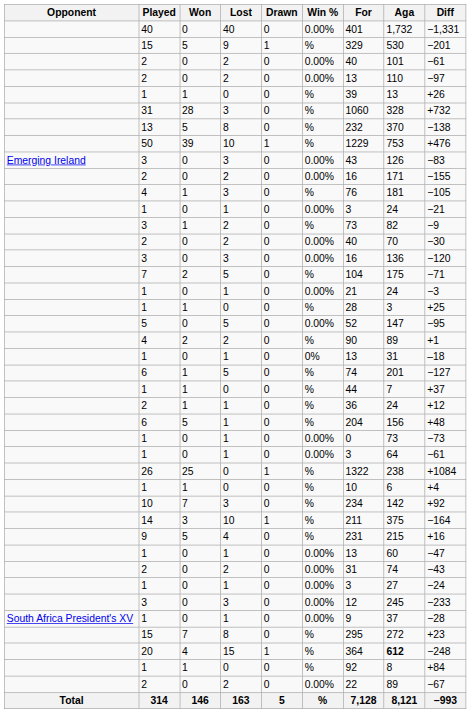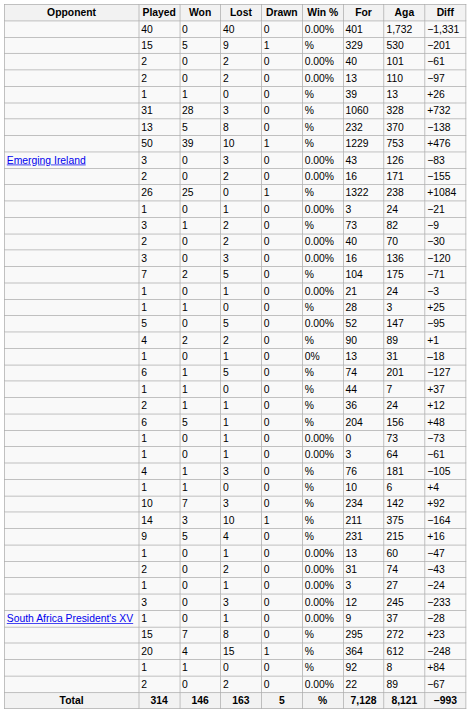rows swapped: (144, 193) <-> (147, 472)
(395, 652) bold -> (395, 652) normal
